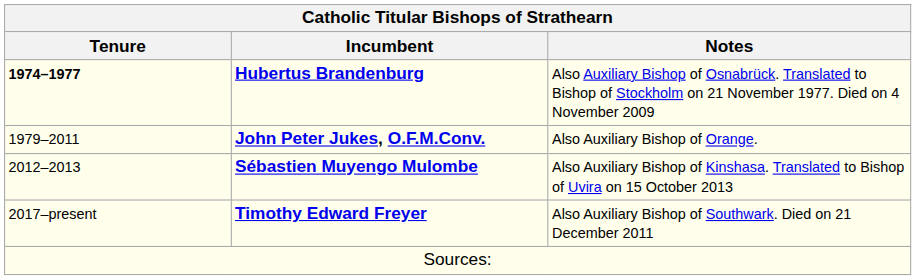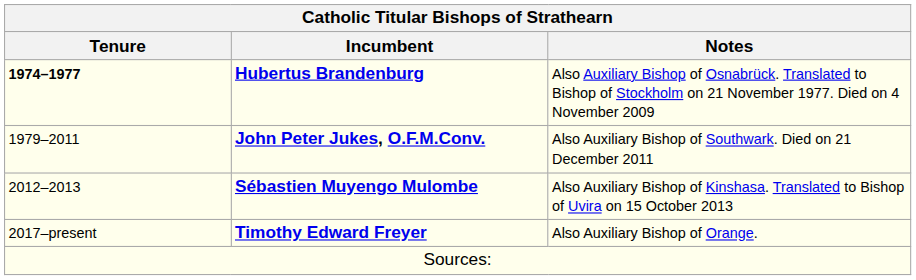(655, 140) Also Auxiliary Bishop of Orange. -> (702, 150) Also Auxiliary Bishop of Southwark. Died on 21 December 2011
(702, 224) Also Auxiliary Bishop of Southwark. Died on 21 December 2011 -> (655, 234) Also Auxiliary Bishop of Orange.
